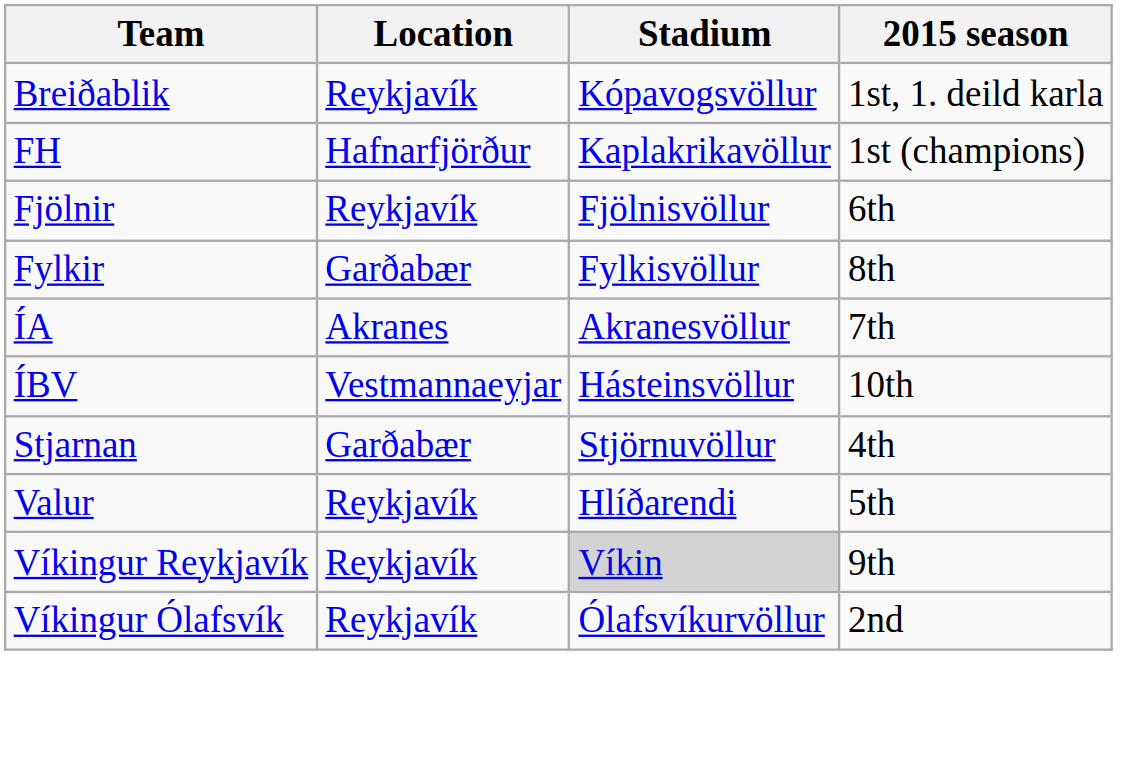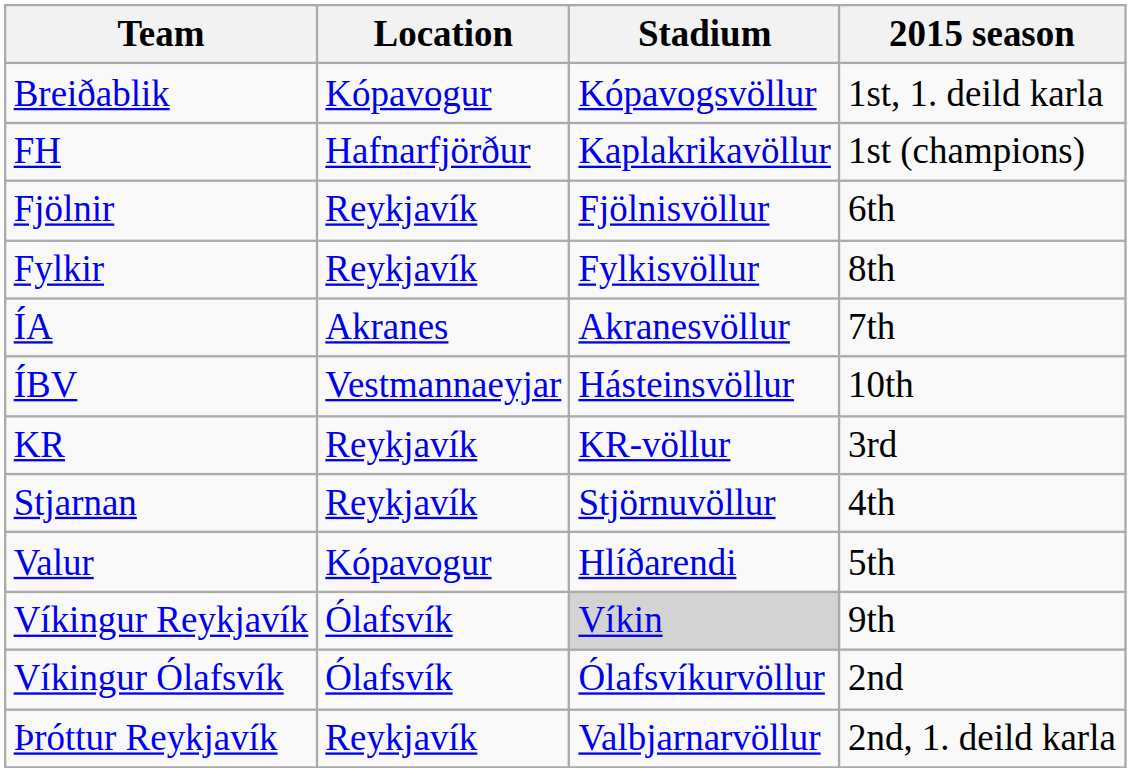(401, 92) Reykjavík -> (408, 92) Kópavogur
(398, 268) Garðabær -> (401, 268) Reykjavík
+ row: (39, 444)
(398, 444) Garðabær -> (401, 502) Reykjavík
(401, 502) Reykjavík -> (408, 561) Kópavogur
(401, 561) Reykjavík -> (389, 619) Ólafsvík
(401, 619) Reykjavík -> (389, 678) Ólafsvík
+ row: (146, 737)
